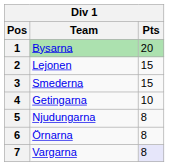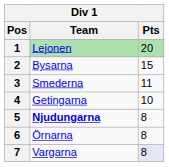(52, 48) Bysarna -> (52, 48) Lejonen
(52, 65) Lejonen -> (52, 65) Bysarna
(147, 83) 15 -> (147, 83) 11
(64, 118) normal -> (66, 118) bold
